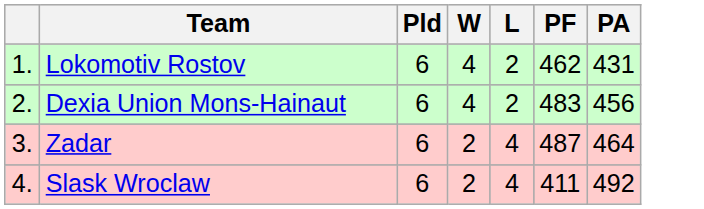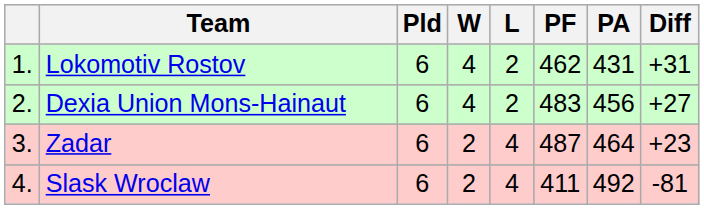+ column: (670, 24)
